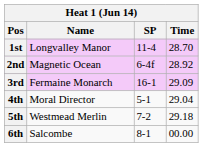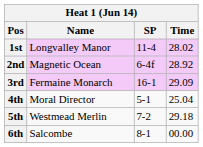(181, 47) 28.70 -> (181, 47) 28.02
(181, 99) 29.04 -> (181, 99) 25.04
